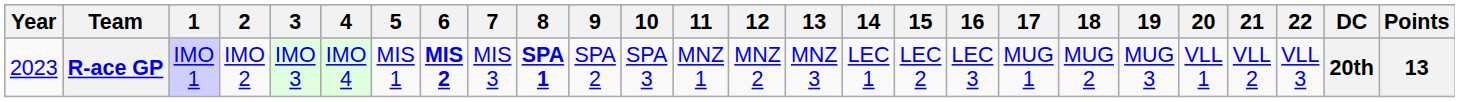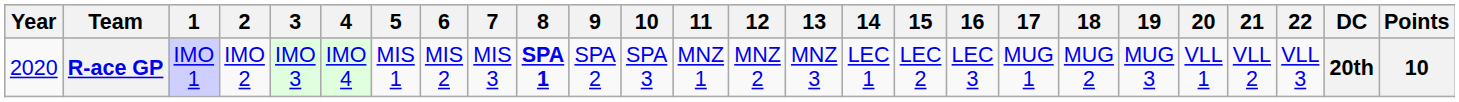(34, 67) 2023 -> (34, 67) 2020
(444, 67) bold -> (444, 67) normal
(1417, 67) 13 -> (1417, 67) 10
